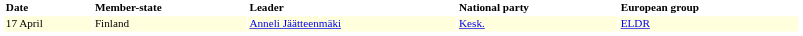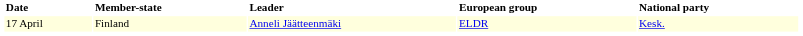columns swapped: (494, 7) <-> (660, 7)
